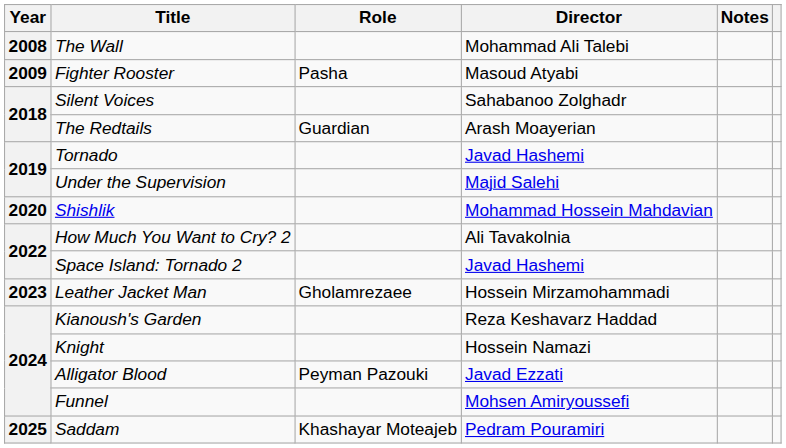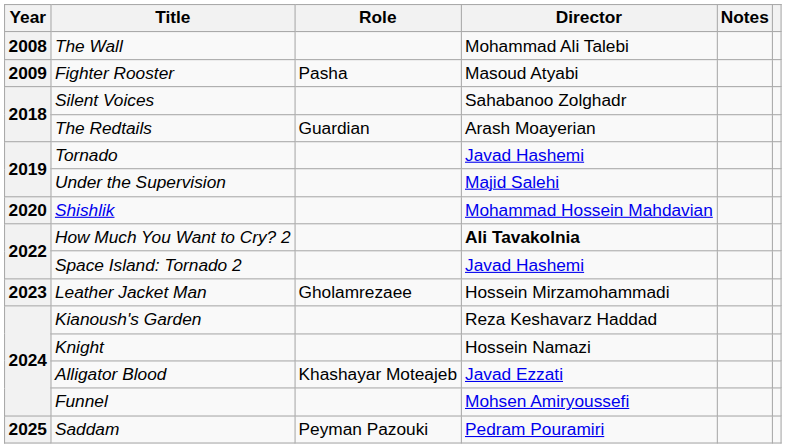(518, 237) normal -> (522, 237) bold
(363, 374) Peyman Pazouki -> (378, 374) Khashayar Moteajeb
(378, 429) Khashayar Moteajeb -> (363, 429) Peyman Pazouki
